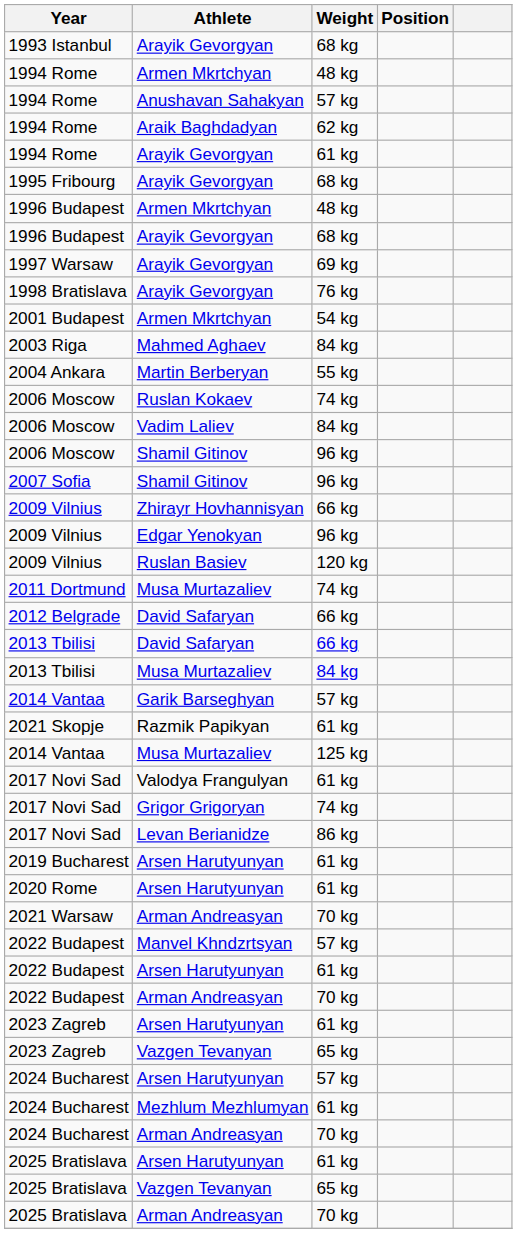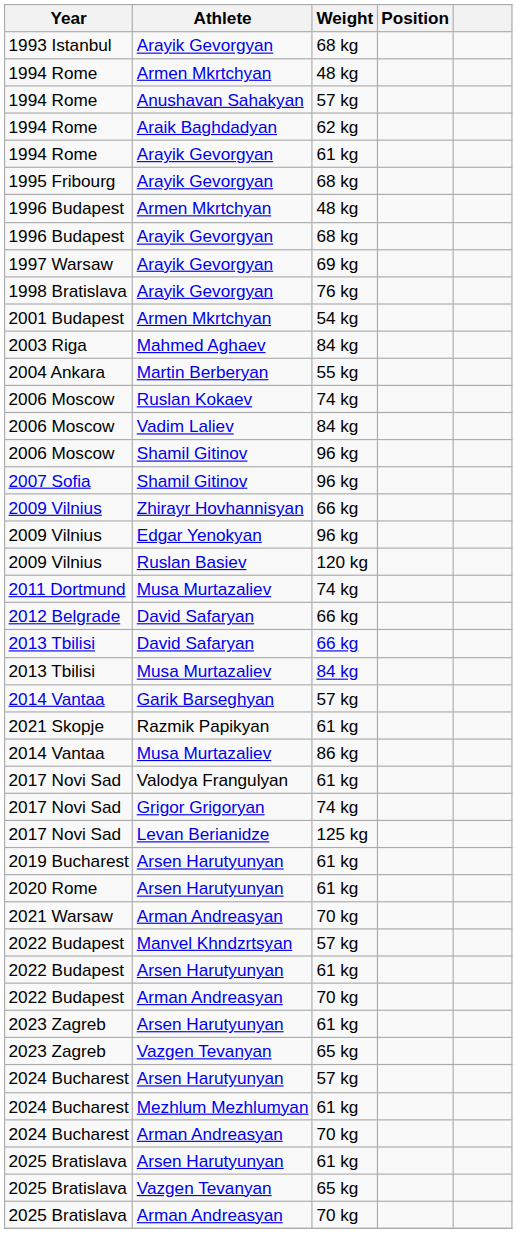(342, 752) 125 kg -> (337, 752) 86 kg
(337, 834) 86 kg -> (342, 834) 125 kg
